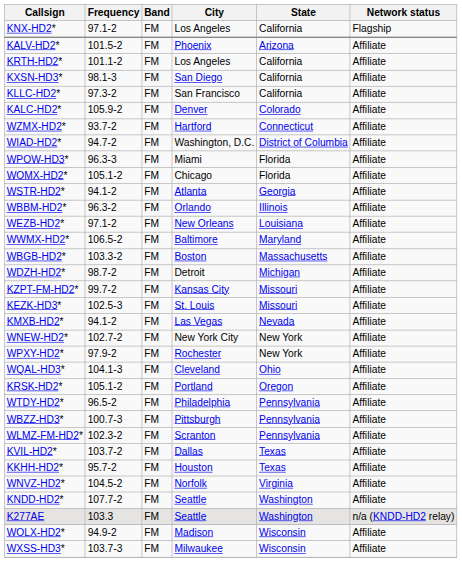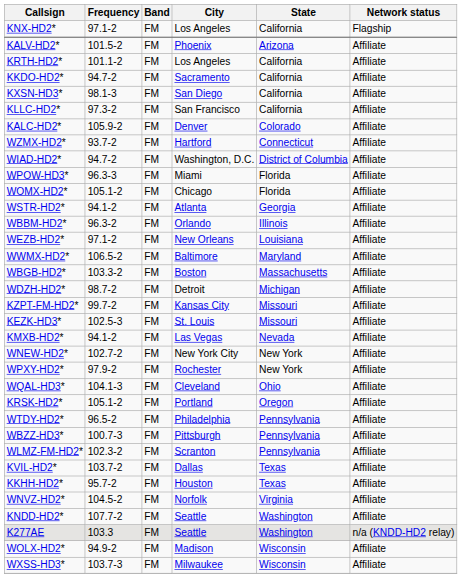+ row: (35, 78)
